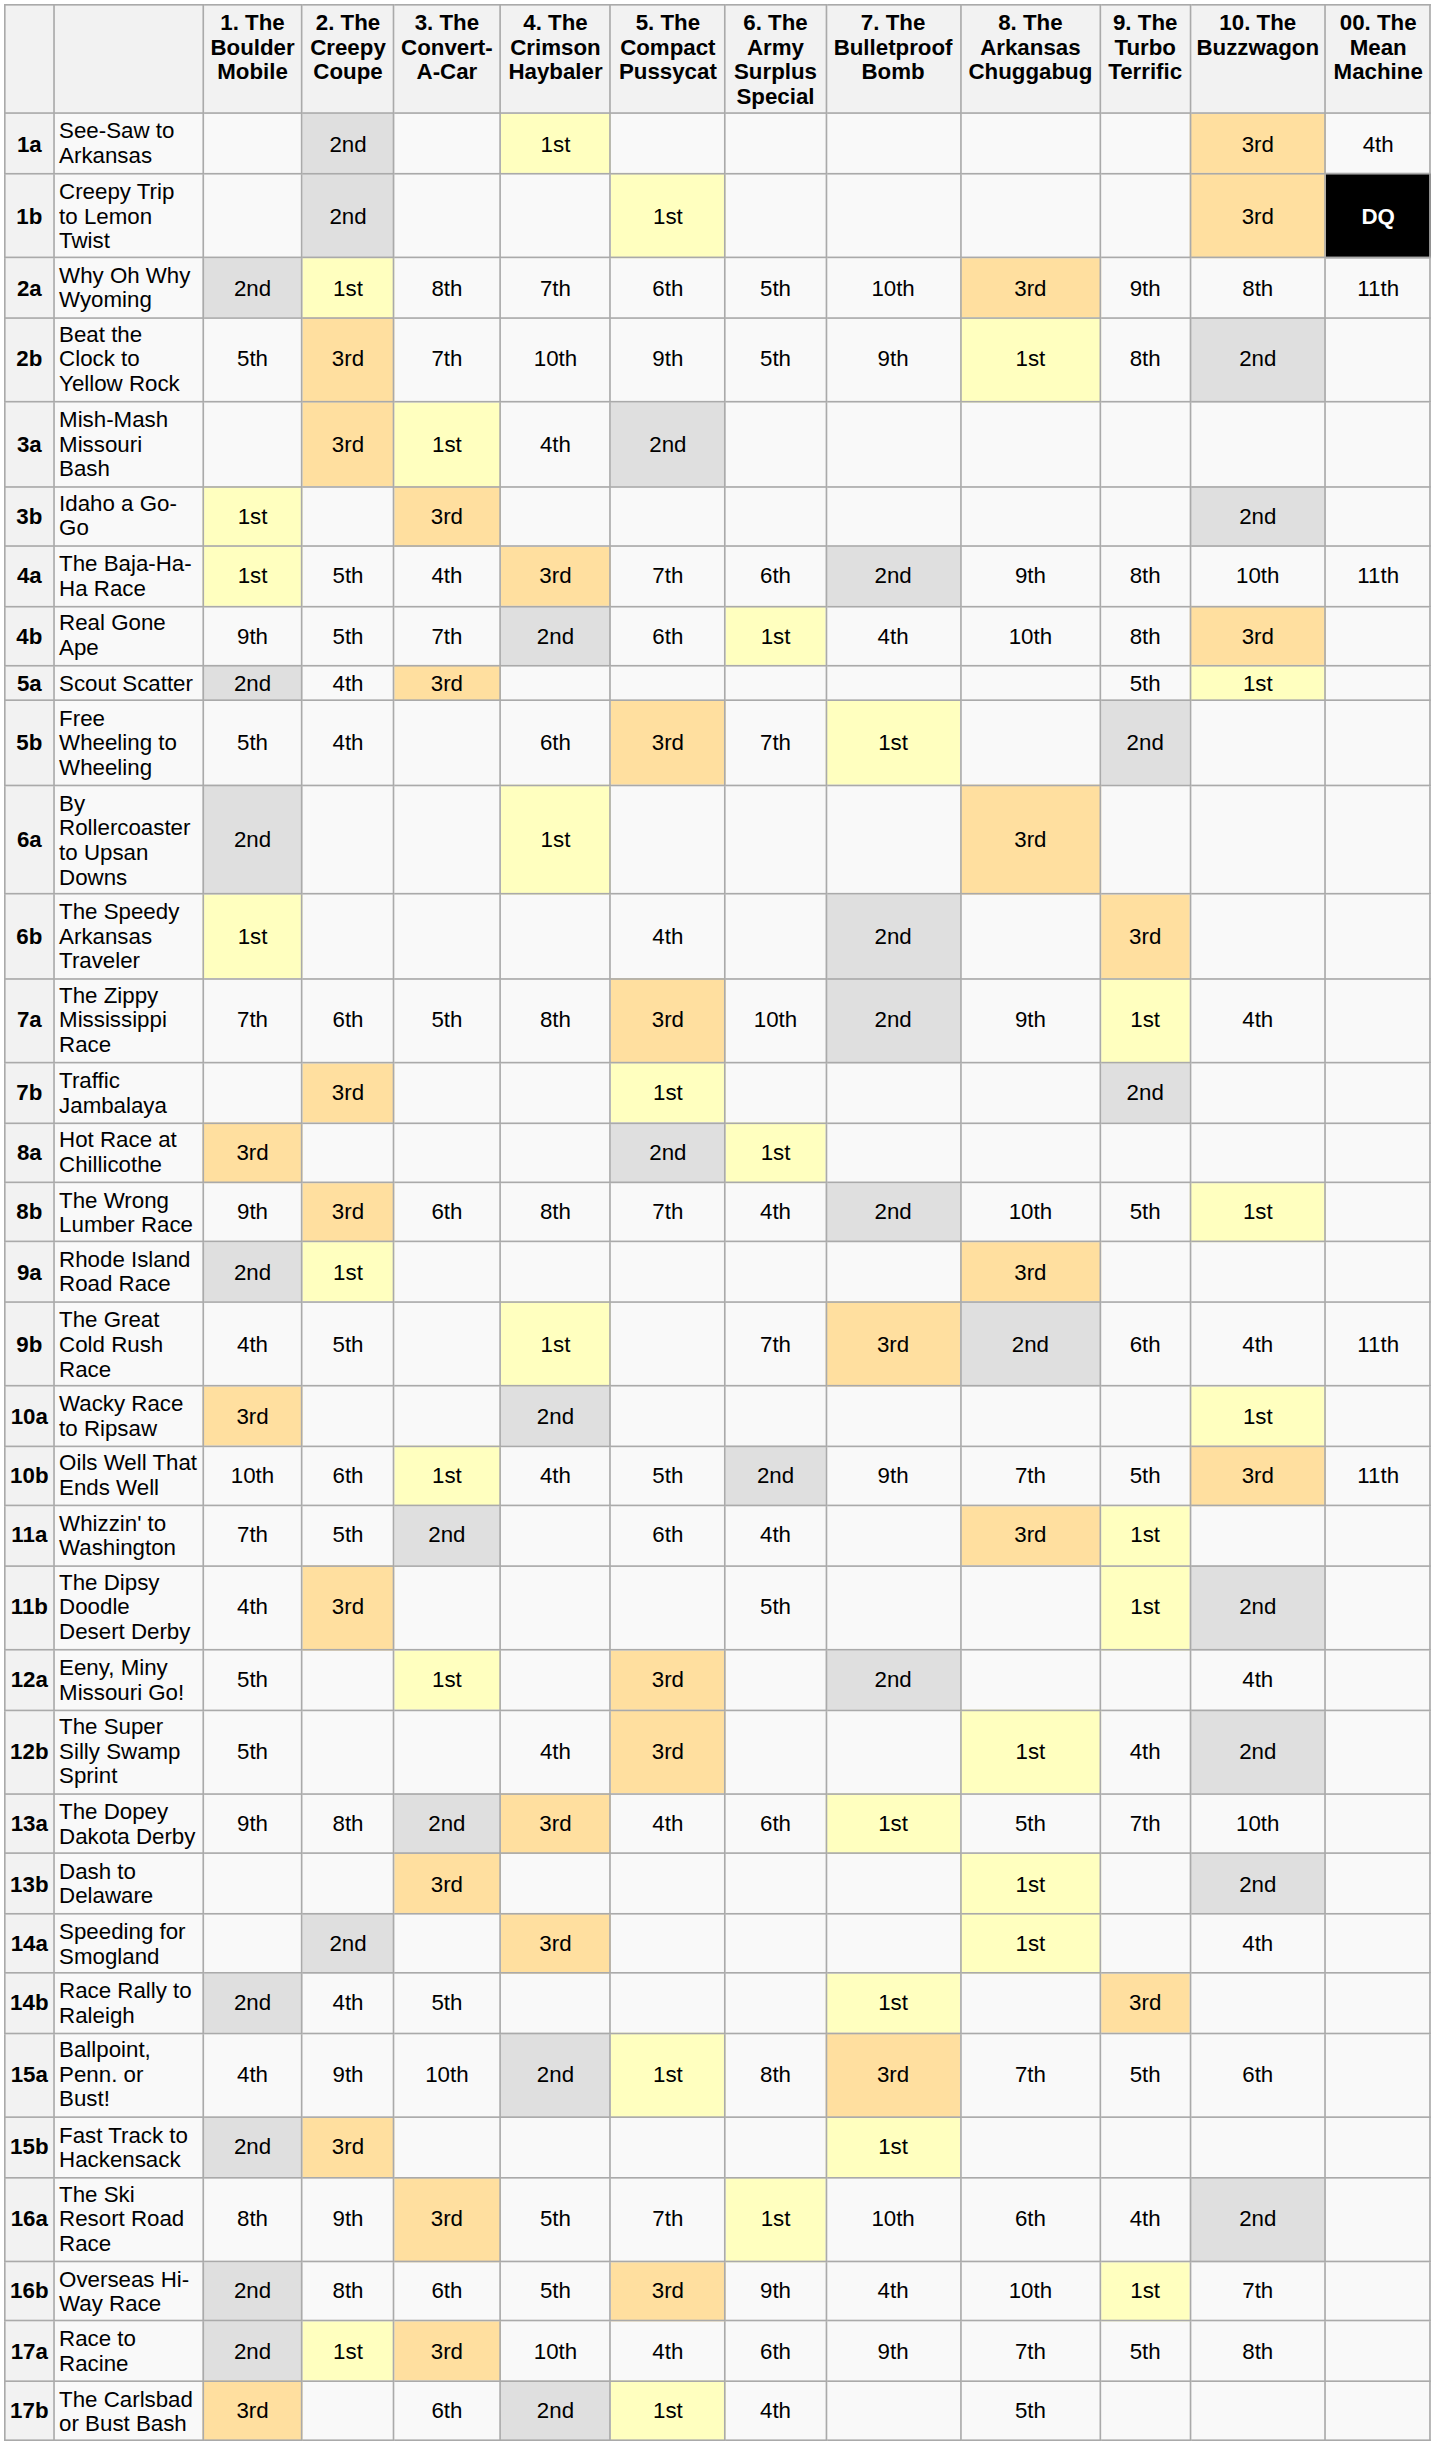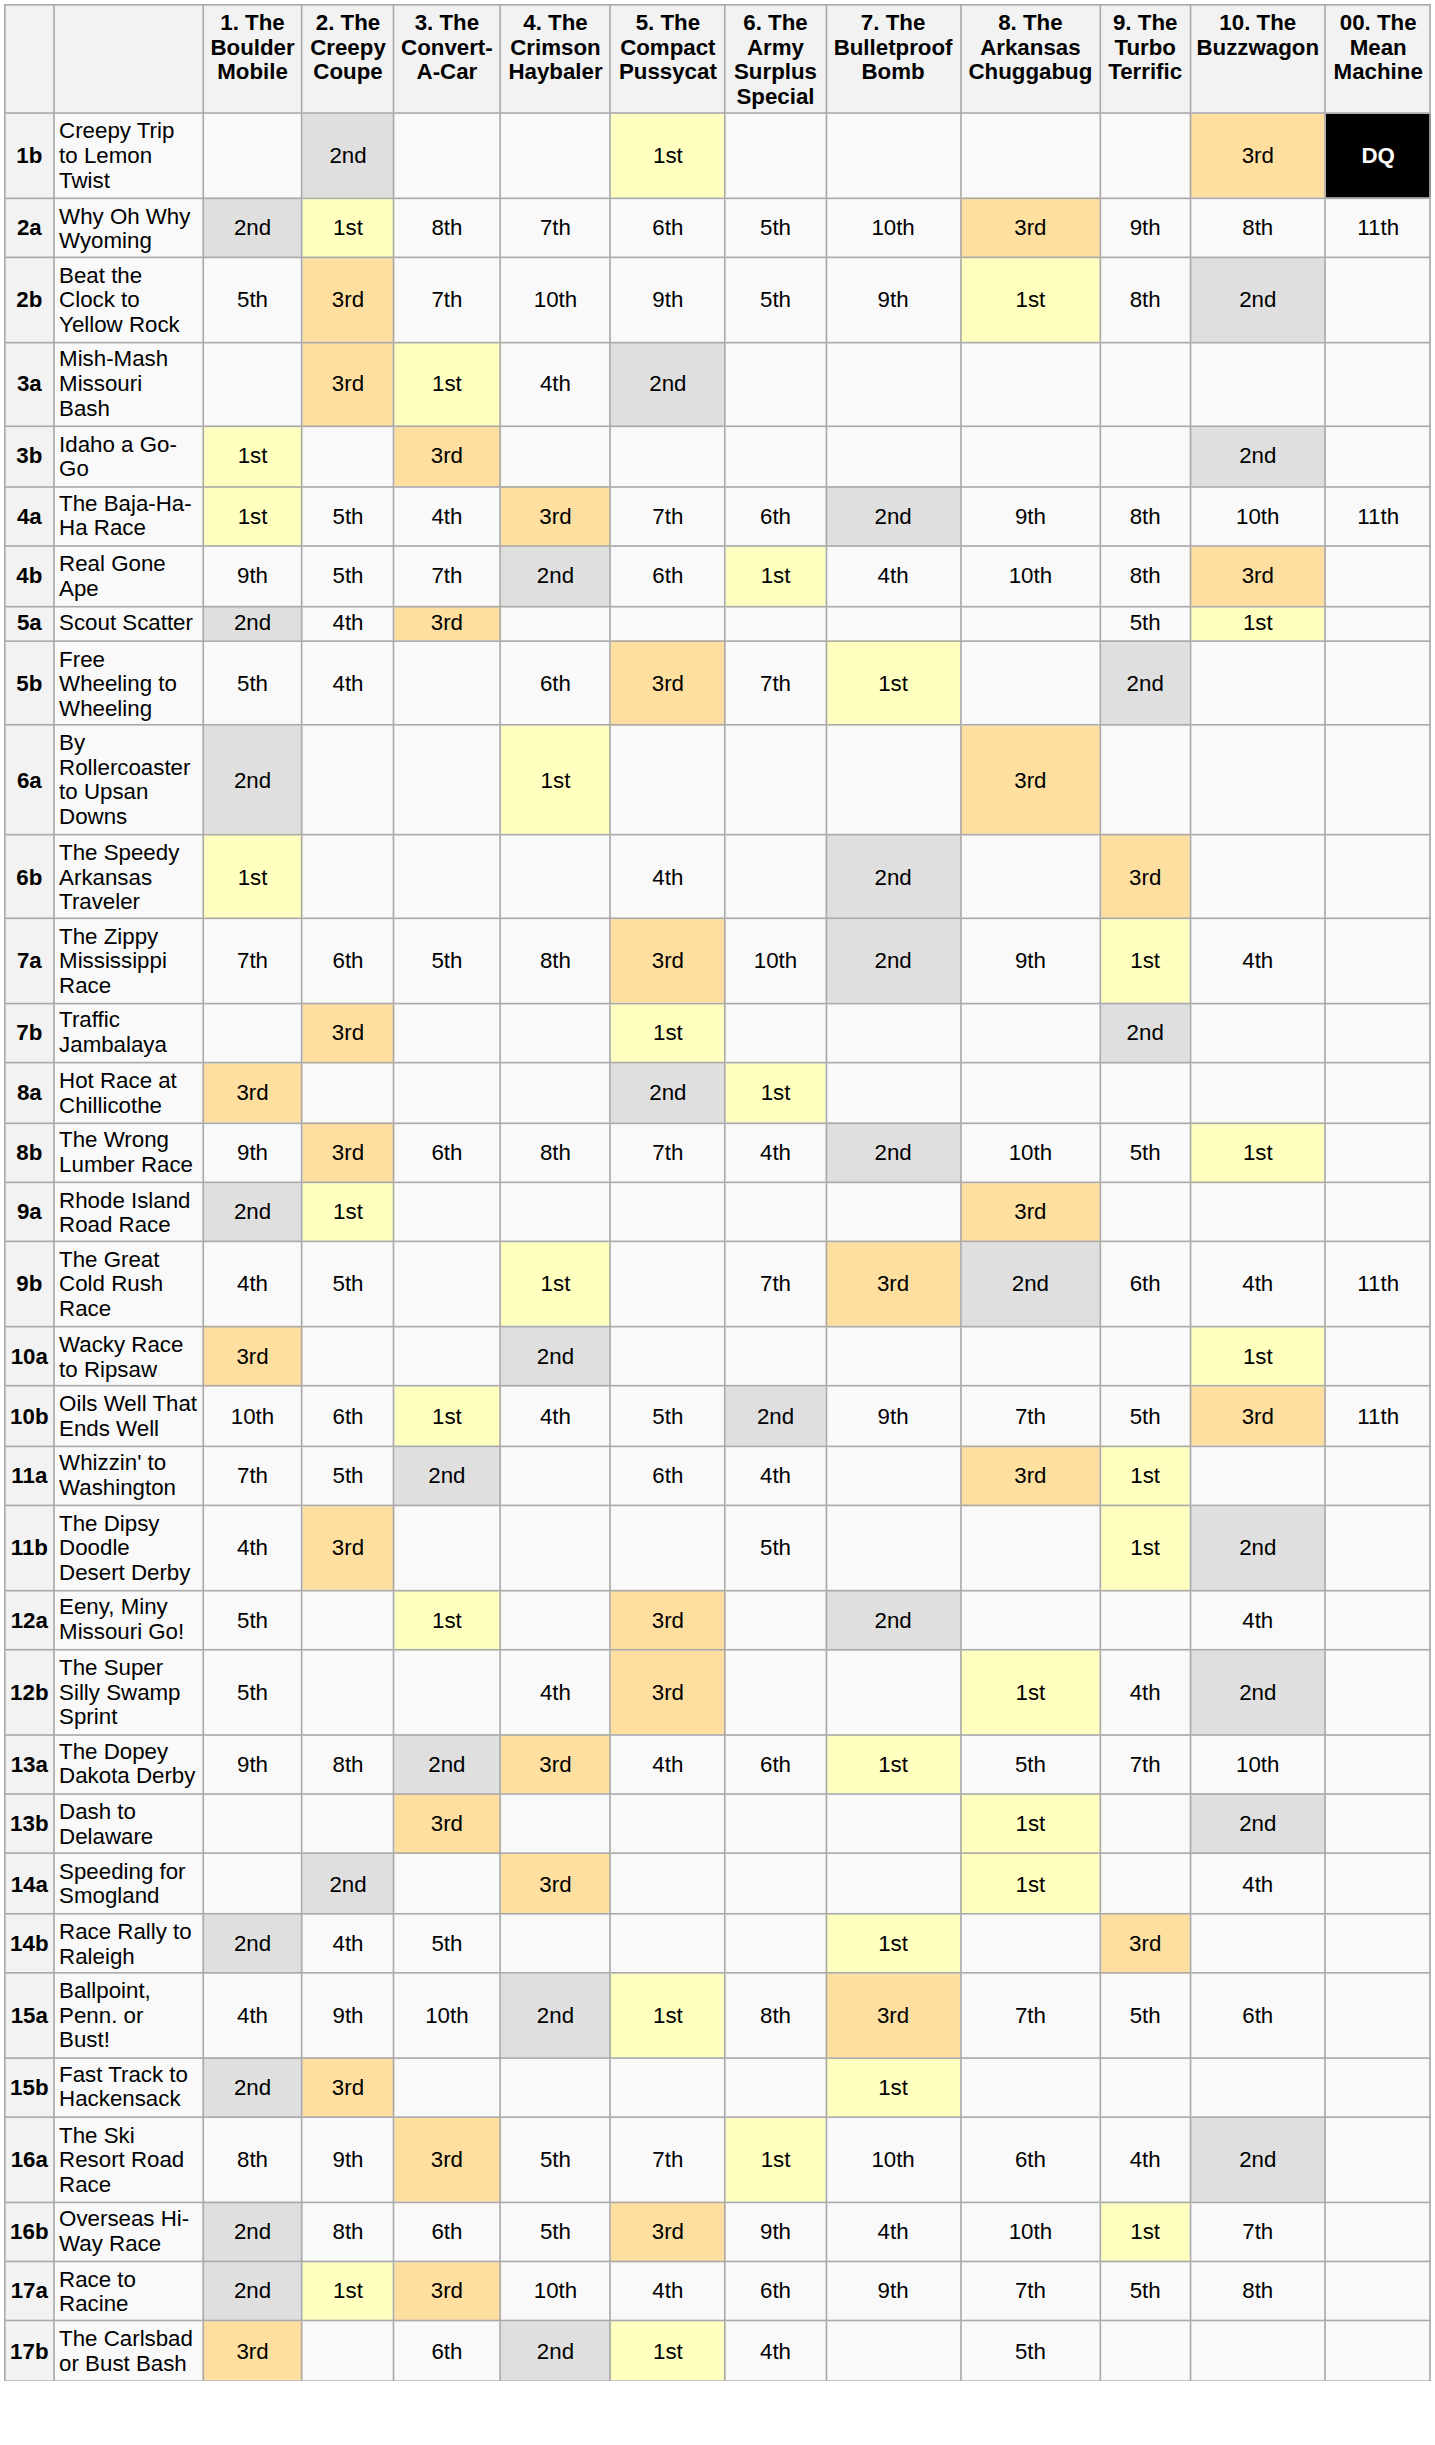- row: (29, 143)
